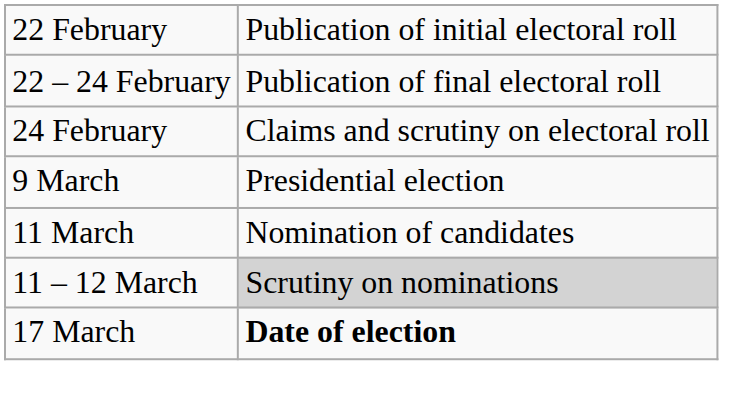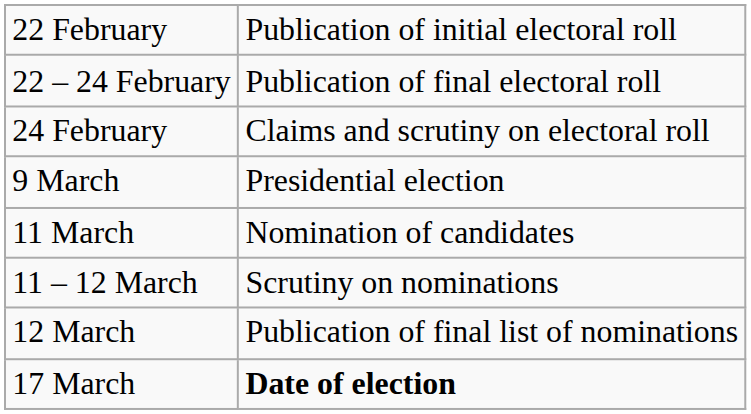(402, 282) lightgrey background -> (402, 282) no background
+ row: (74, 332)
